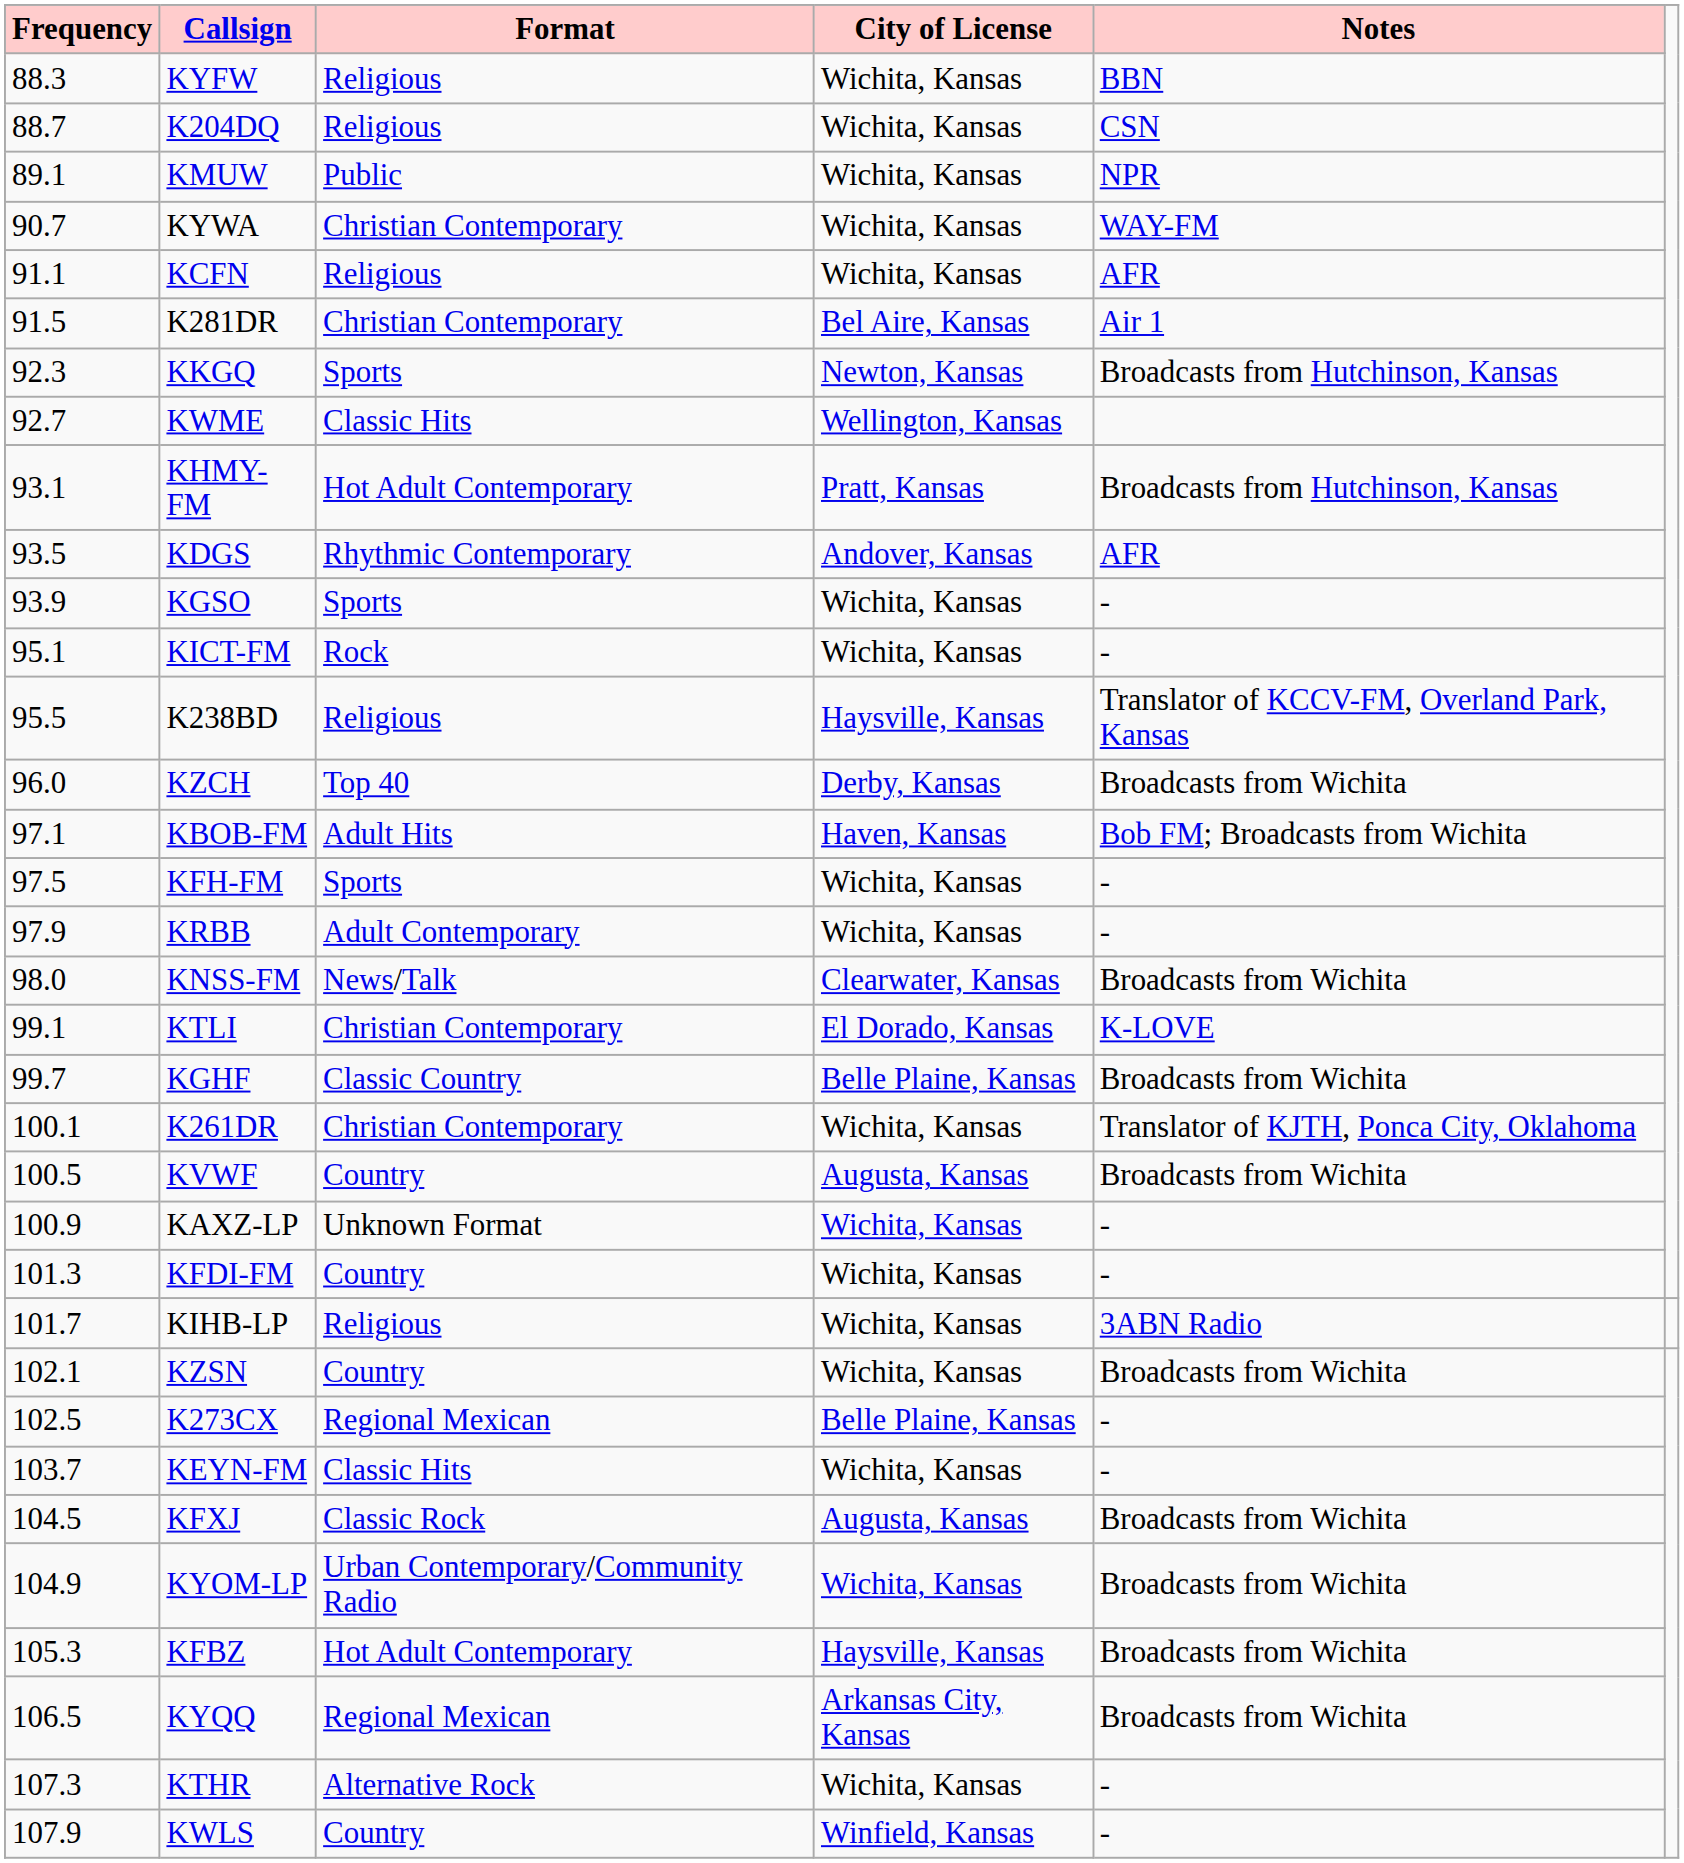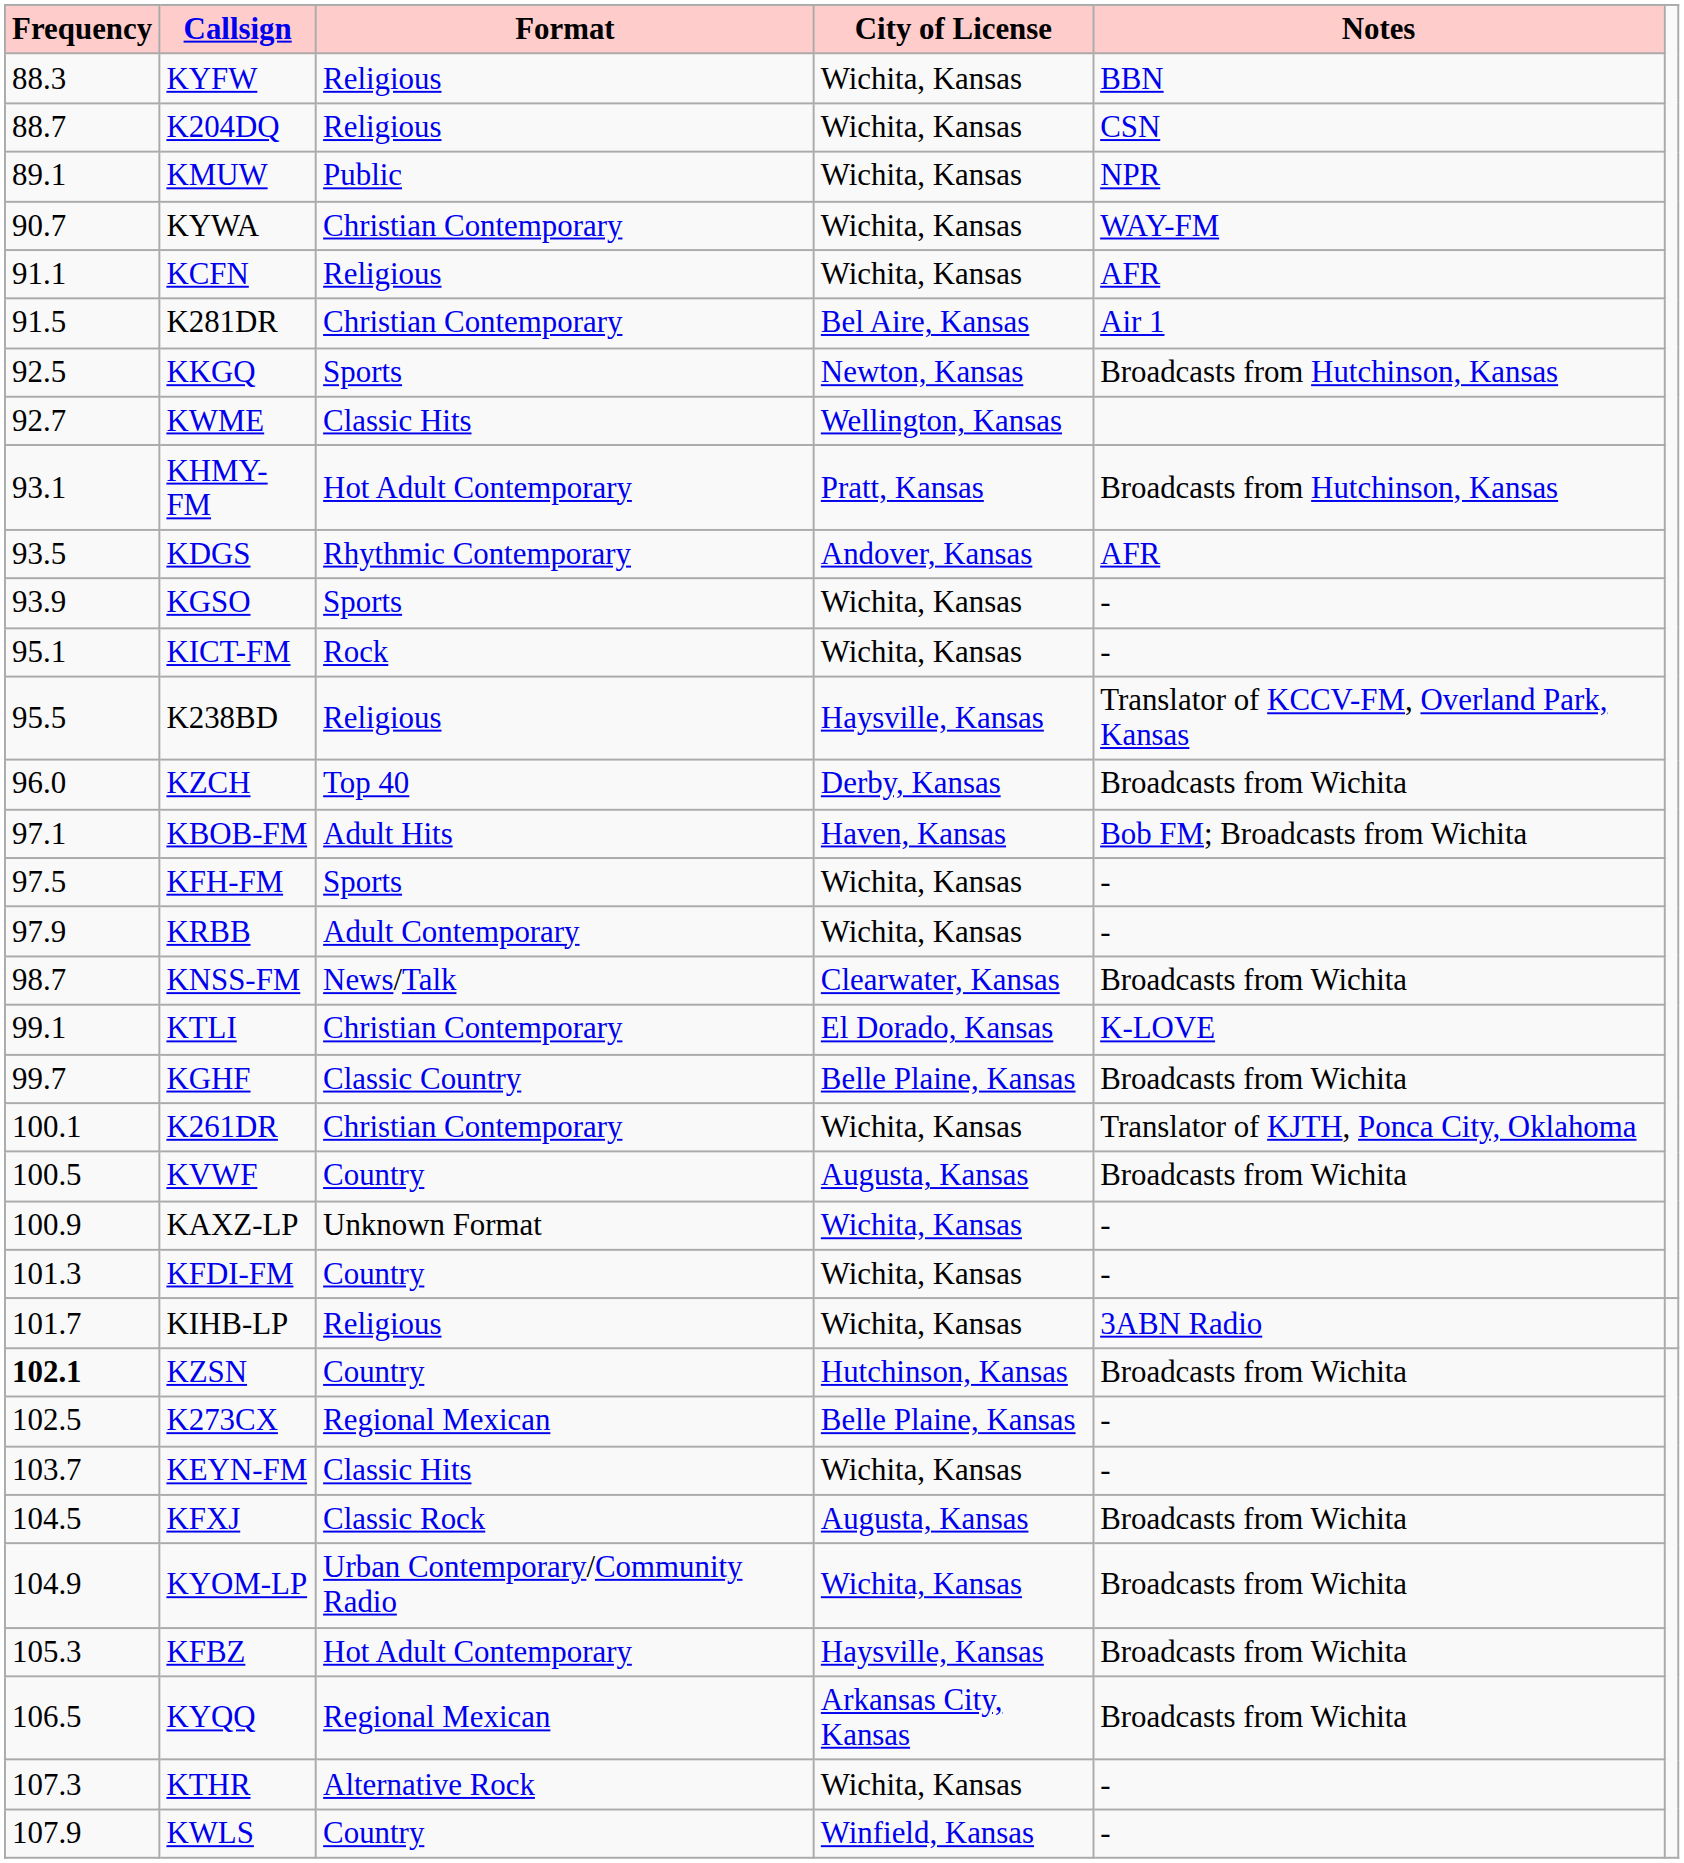(39, 371) 92.3 -> (39, 371) 92.5
(39, 979) 98.0 -> (39, 979) 98.7
(47, 1371) normal -> (47, 1371) bold
(922, 1371) Wichita, Kansas -> (944, 1371) Hutchinson, Kansas
